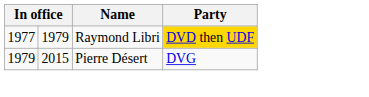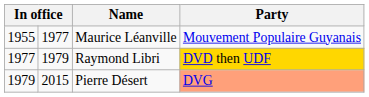+ row: (126, 37)
(181, 59) no background -> (198, 80) lightsalmon background
